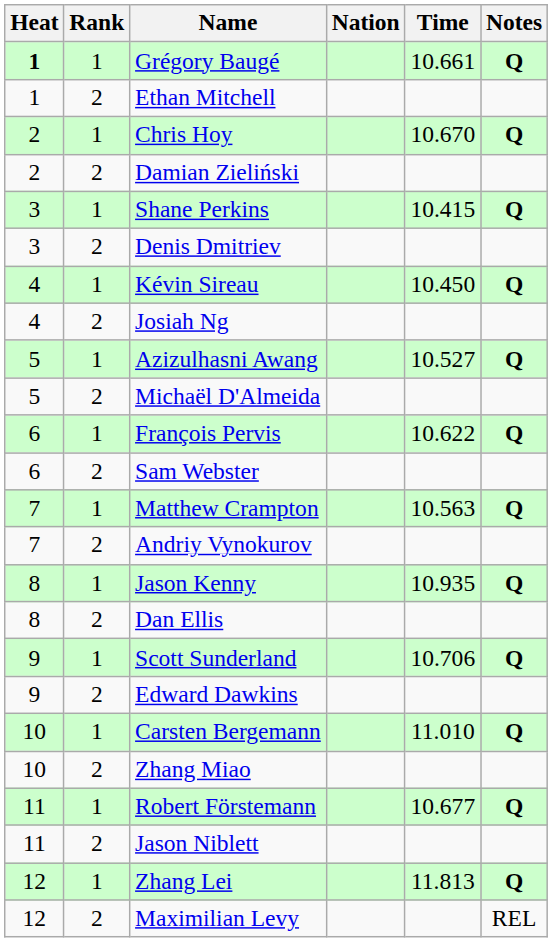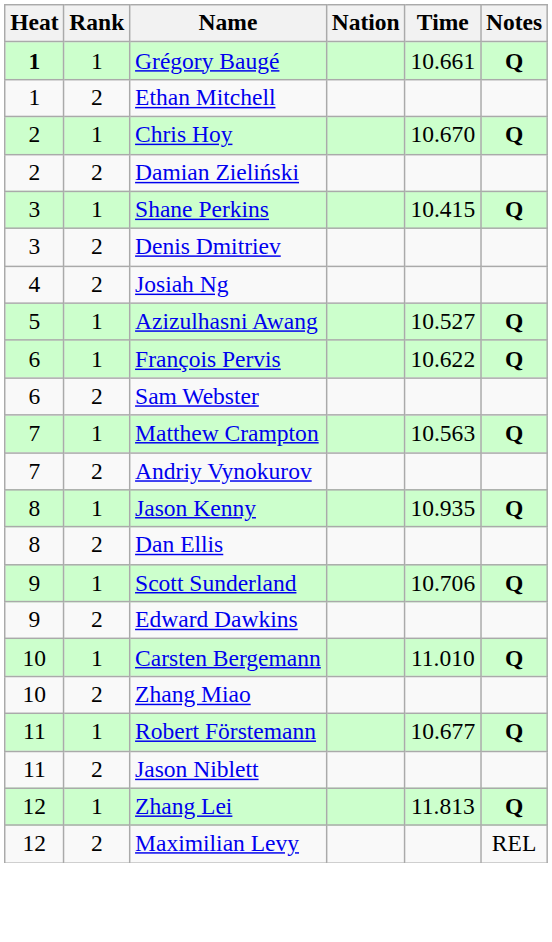- row: (197, 284)
- row: (228, 396)
